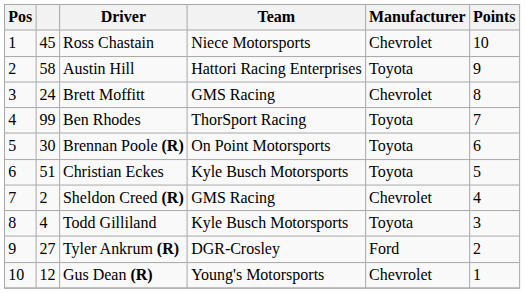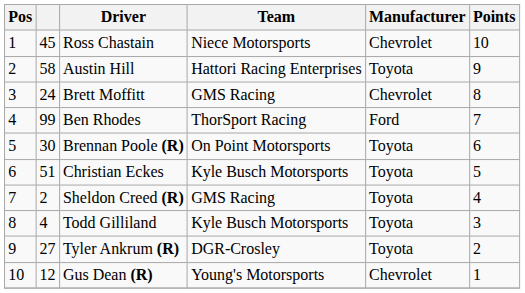(391, 120) Toyota -> (384, 120) Ford
(401, 197) Chevrolet -> (391, 197) Toyota
(384, 248) Ford -> (391, 248) Toyota
